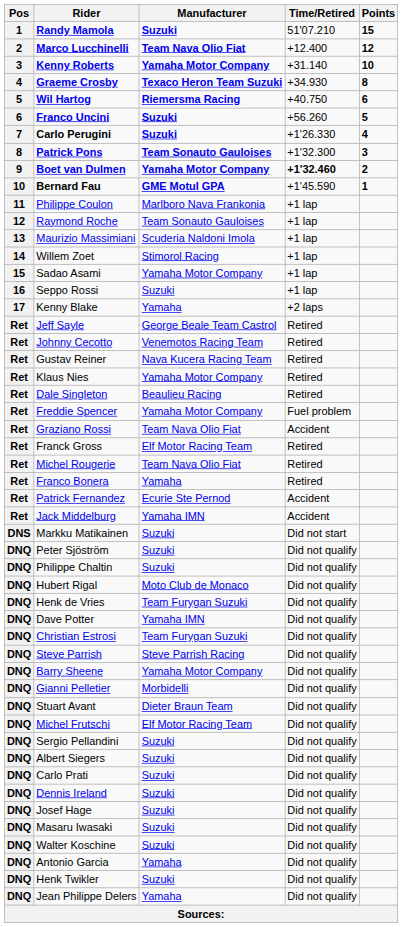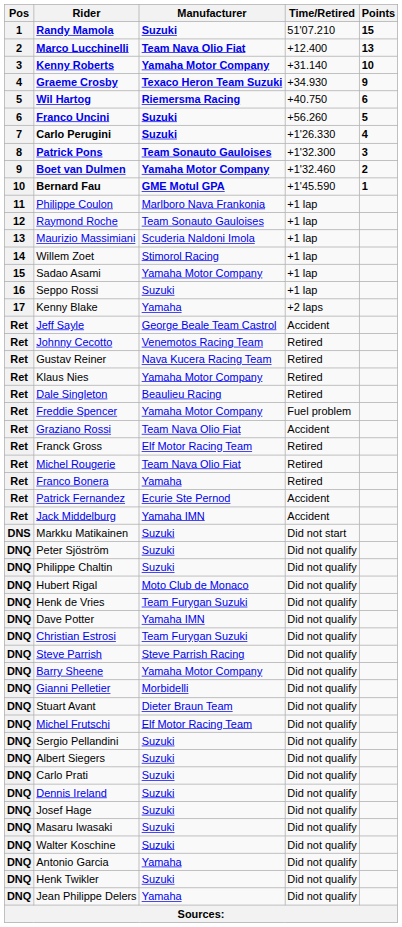(368, 48) 12 -> (368, 48) 13
(365, 83) 8 -> (365, 83) 9
(312, 169) bold -> (311, 169) normal
(305, 325) Retired -> (308, 325) Accident
